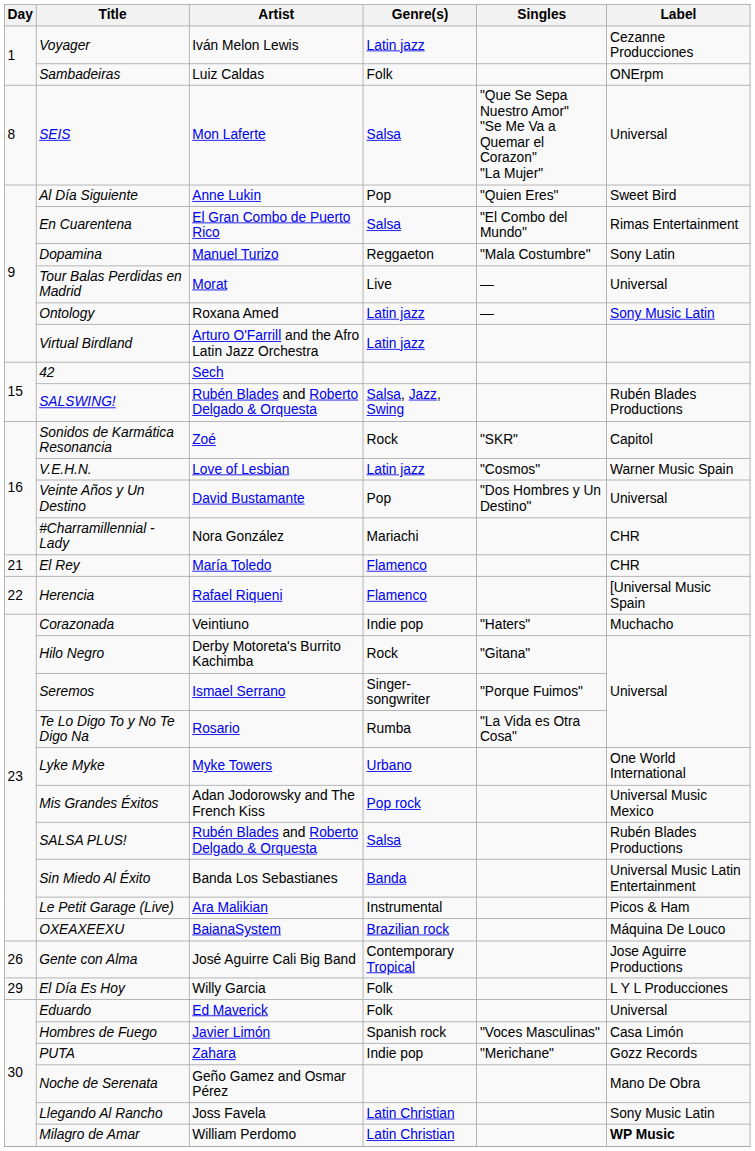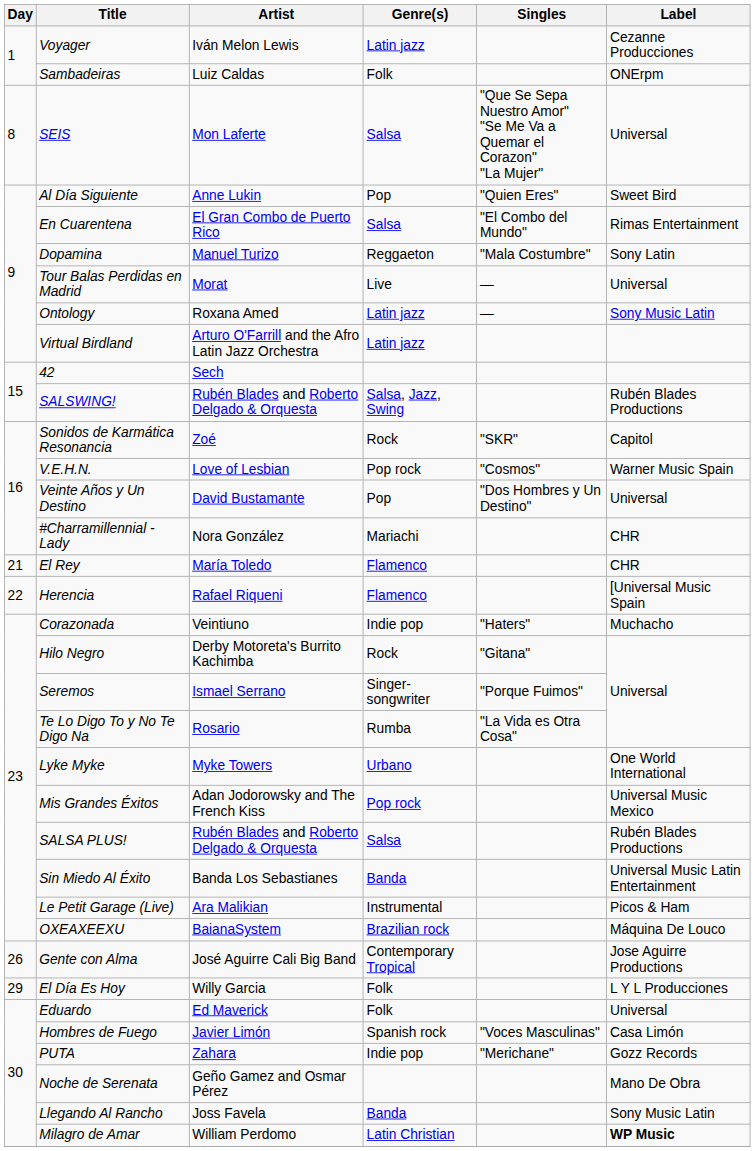(396, 469) Latin jazz -> (394, 469) Pop rock
(411, 1113) Latin Christian -> (386, 1113) Banda
